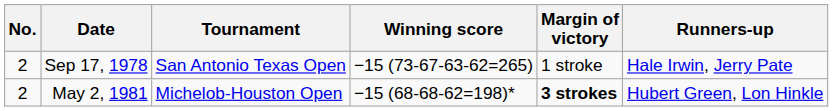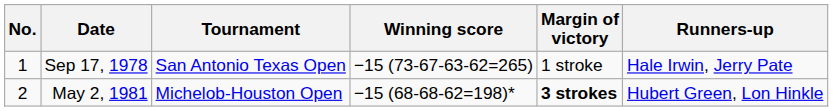(23, 65) 2 -> (23, 65) 1
